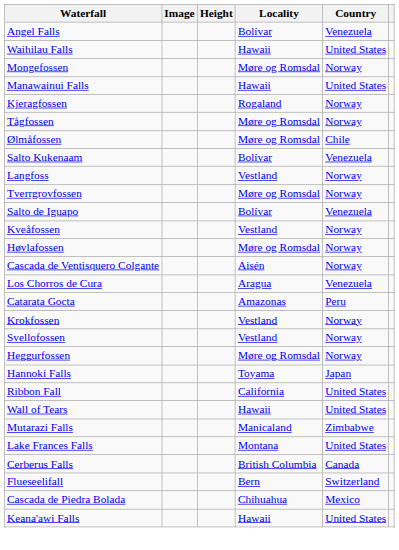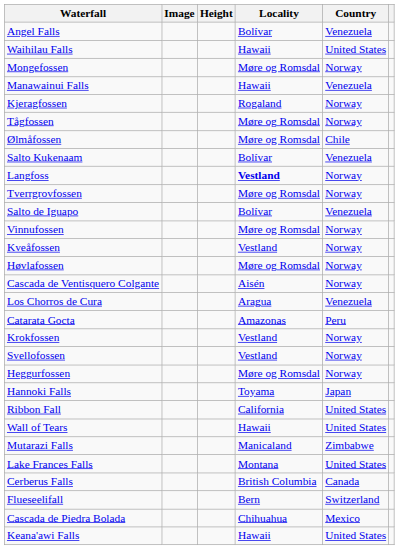(356, 85) United States -> (349, 85) Venezuela
(258, 175) normal -> (259, 175) bold
+ row: (35, 229)
